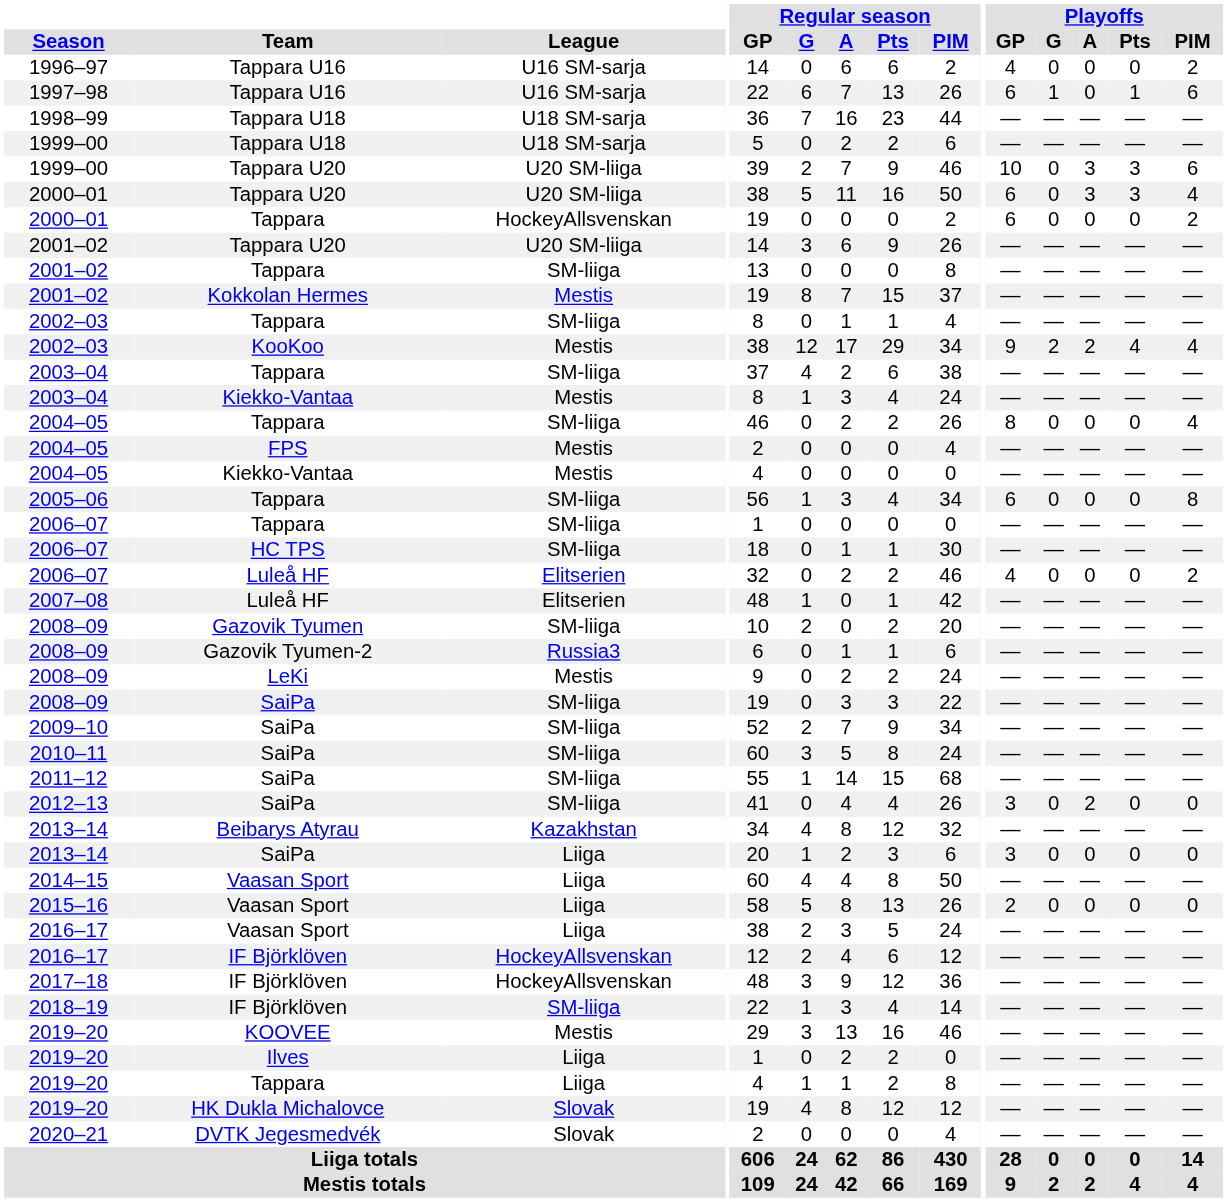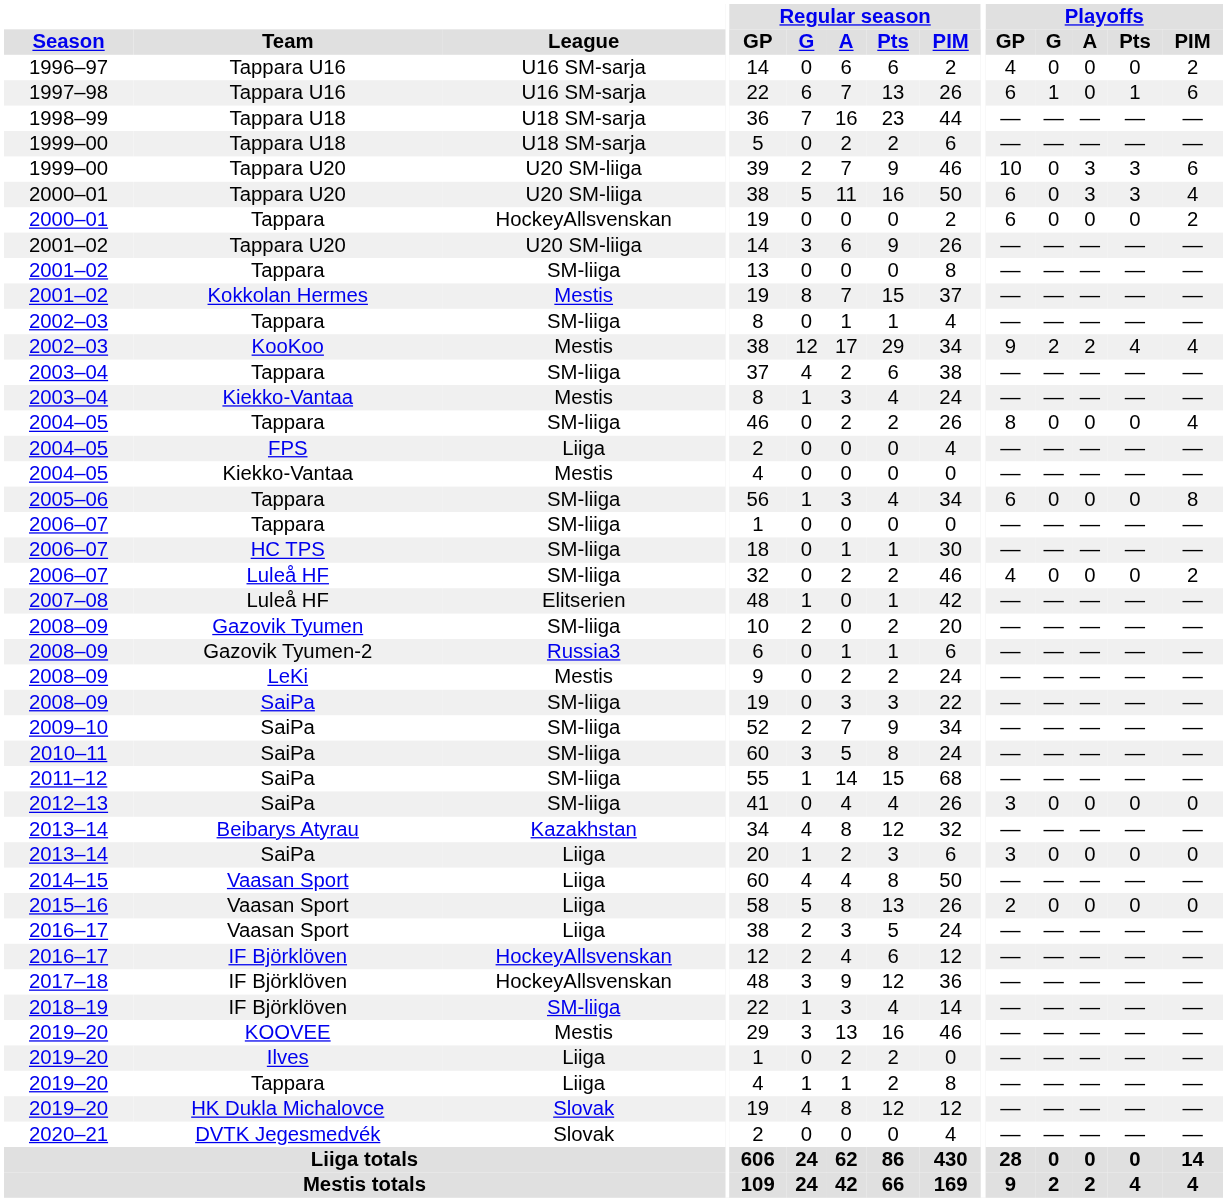(584, 448) Mestis -> (584, 448) Liiga
(584, 575) Elitserien -> (584, 575) SM-liiga
(1090, 803) 2 -> (1090, 803) 0
